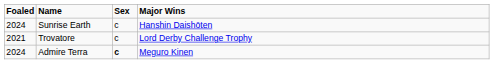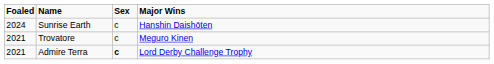(196, 39) Lord Derby Challenge Trophy -> (166, 39) Meguro Kinen
(16, 52) 2024 -> (16, 52) 2021
(166, 52) Meguro Kinen -> (196, 52) Lord Derby Challenge Trophy
